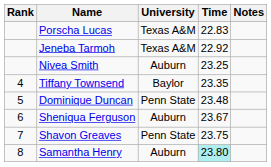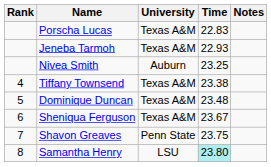(215, 48) 22.92 -> (215, 48) 22.93
(168, 83) Baylor -> (168, 83) Texas A&M
(215, 83) 23.35 -> (215, 83) 23.38
(168, 100) Penn State -> (168, 100) Texas A&M
(168, 118) Auburn -> (168, 118) Texas A&M
(168, 153) Auburn -> (168, 153) LSU
